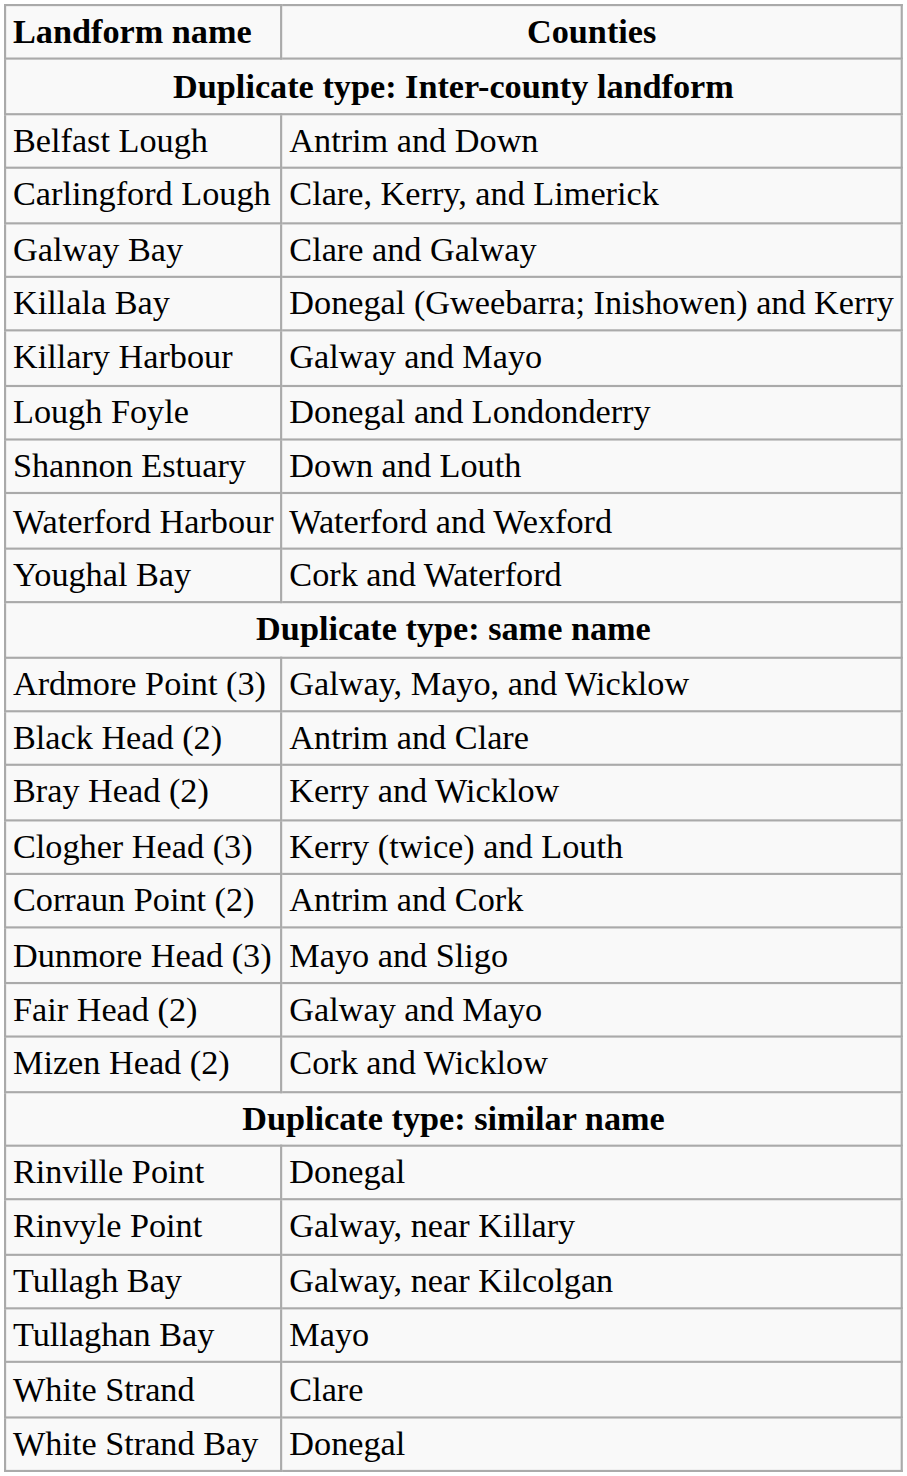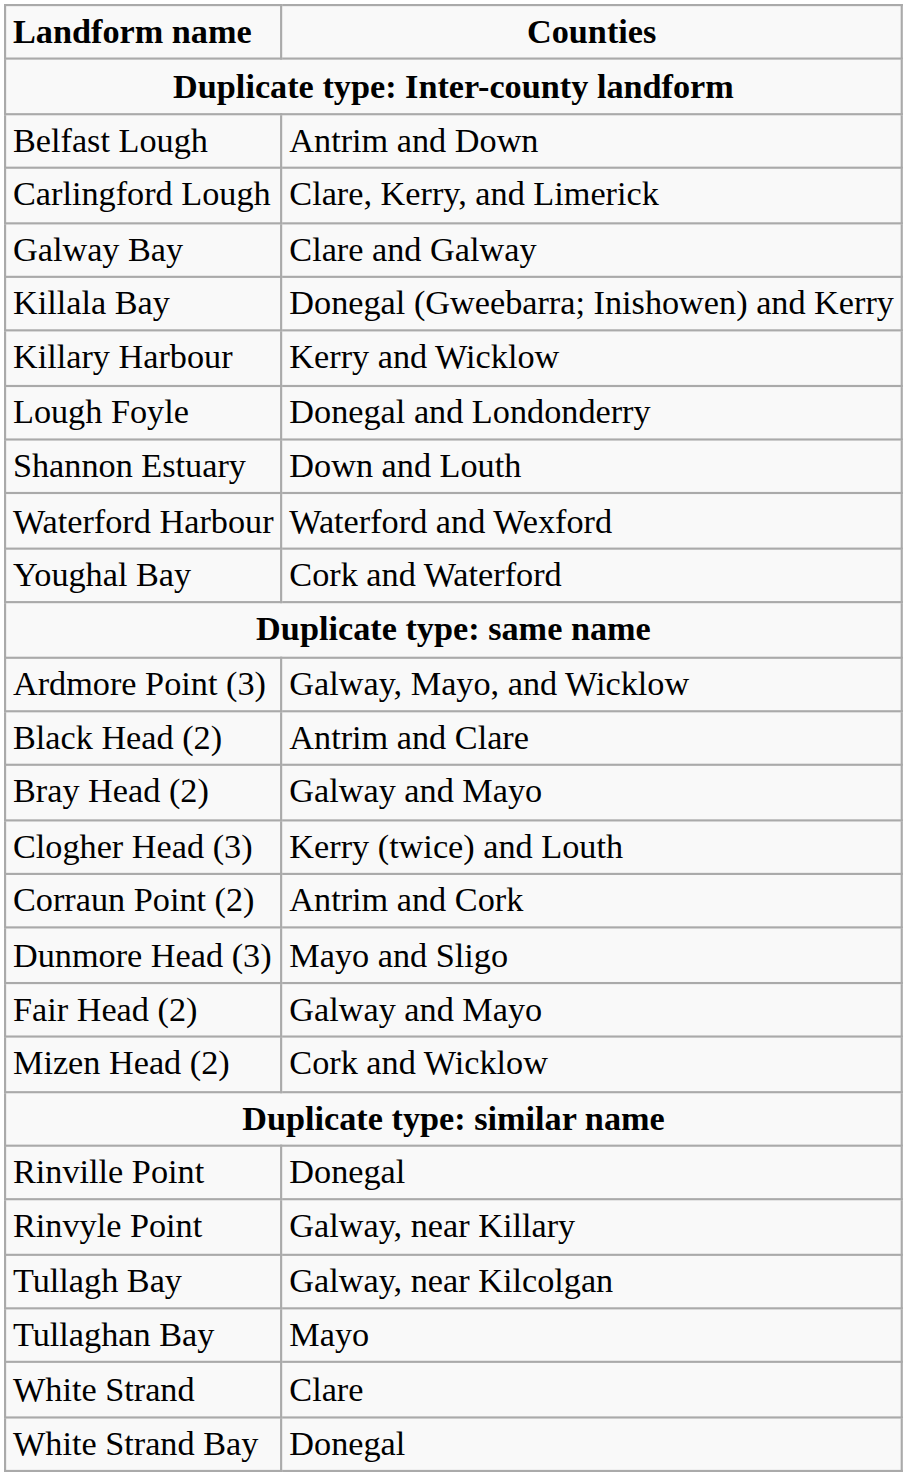(416, 357) Galway and Mayo -> (424, 357) Kerry and Wicklow
(424, 791) Kerry and Wicklow -> (416, 791) Galway and Mayo
